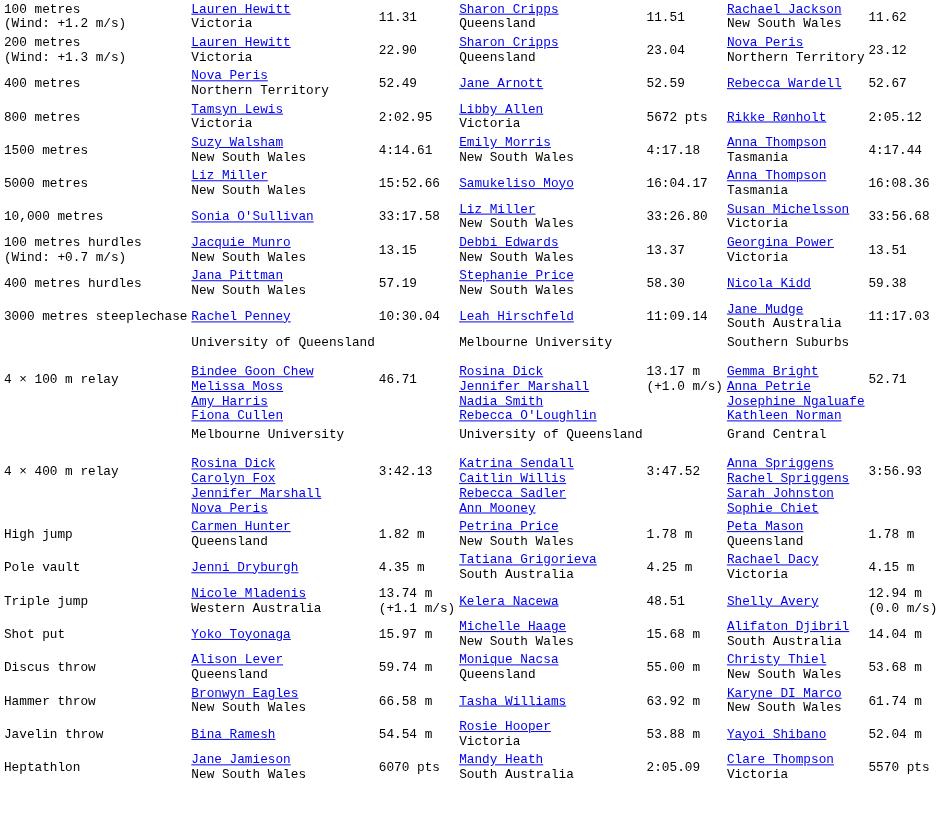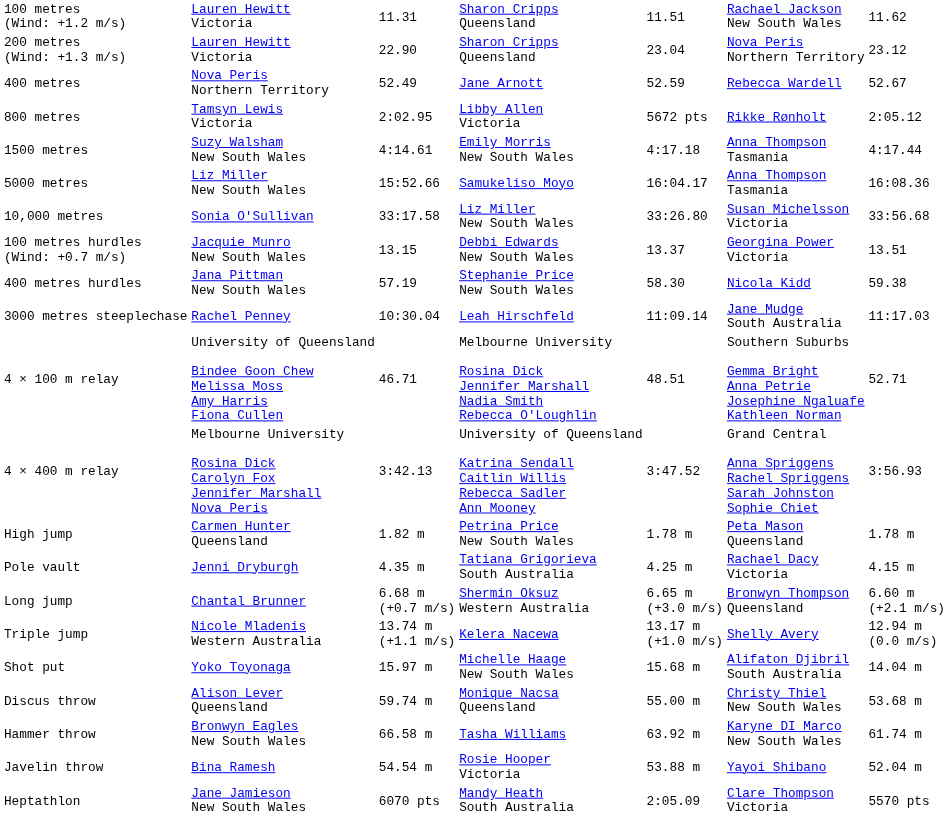(685, 379) 13.17 m (+1.0 m/s) -> (666, 379) 48.51
+ row: (38, 601)
(666, 601) 48.51 -> (685, 634) 13.17 m (+1.0 m/s)
